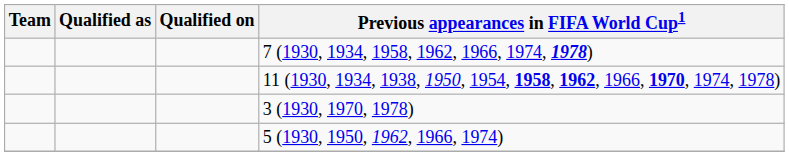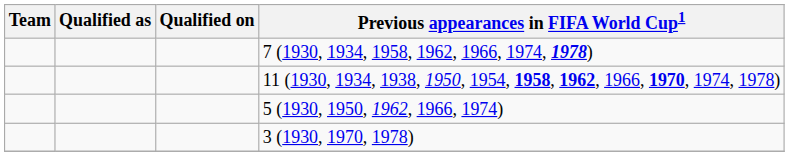rows swapped: (338, 108) <-> (383, 137)
